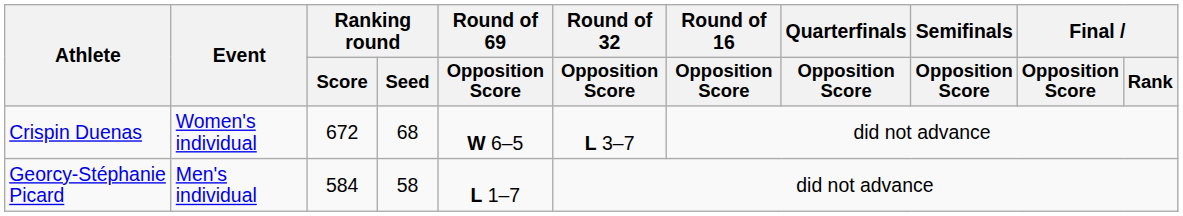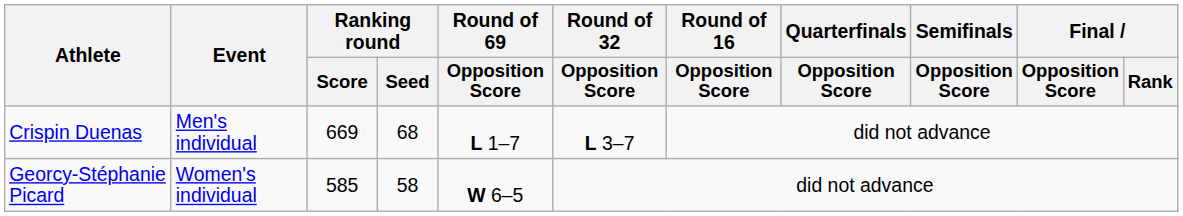(216, 133) Women's individual -> (216, 133) Men's individual
(342, 133) 672 -> (342, 133) 669
(495, 144) W 6–5 -> (495, 144) L 1–7
(216, 185) Men's individual -> (216, 185) Women's individual
(342, 185) 584 -> (342, 185) 585
(495, 196) L 1–7 -> (495, 196) W 6–5
